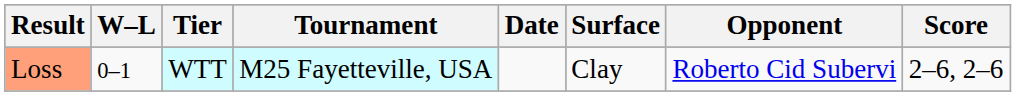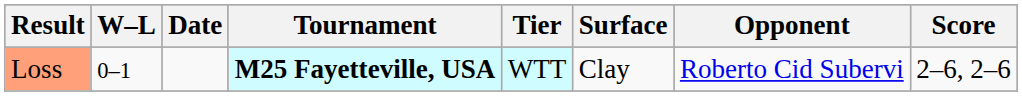columns swapped: (532, 25) <-> (198, 25)
(366, 68) normal -> (365, 68) bold
